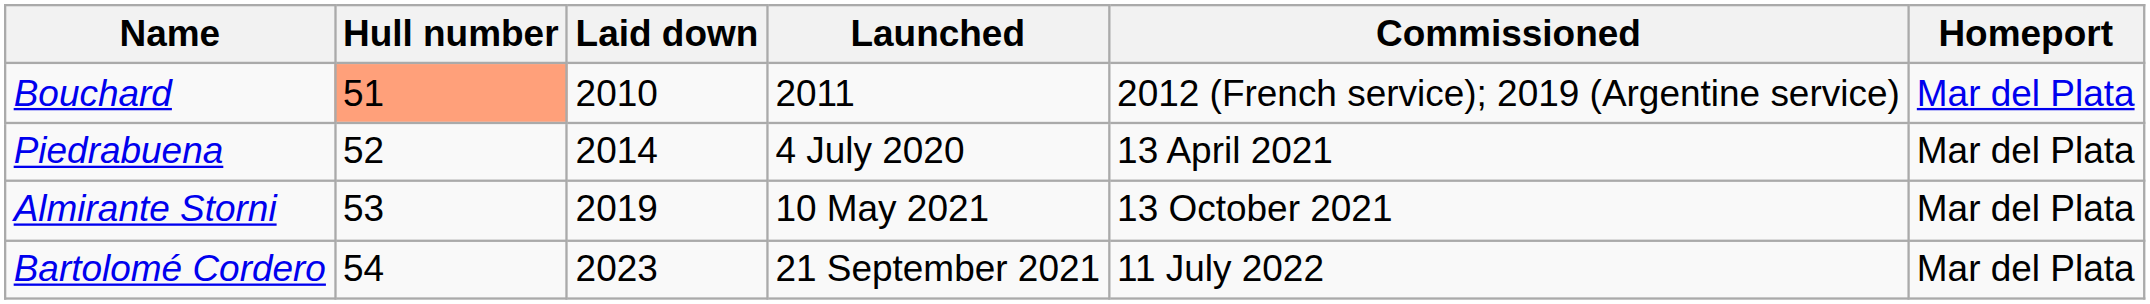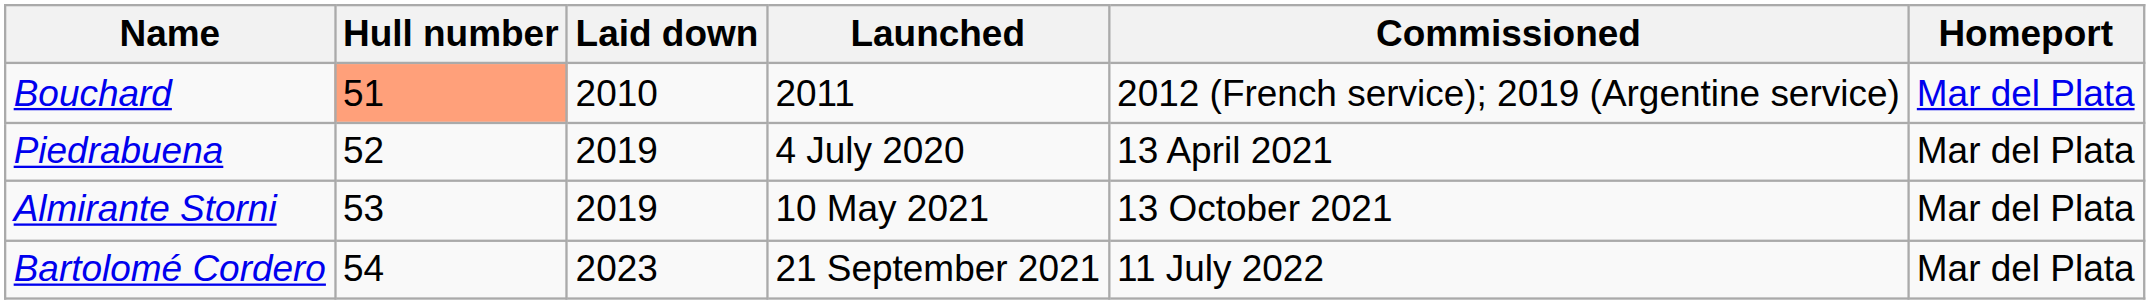(617, 151) 2014 -> (617, 151) 2019
